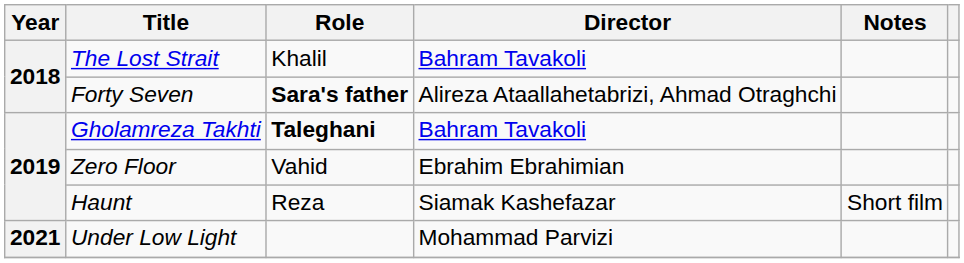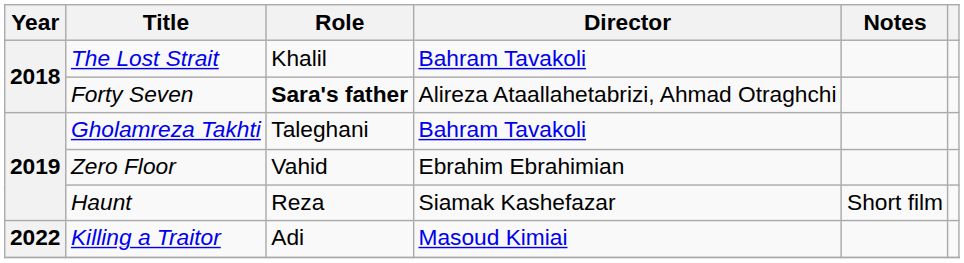(323, 130) bold -> (320, 130) normal
- row: (154, 238)
+ row: (146, 238)
